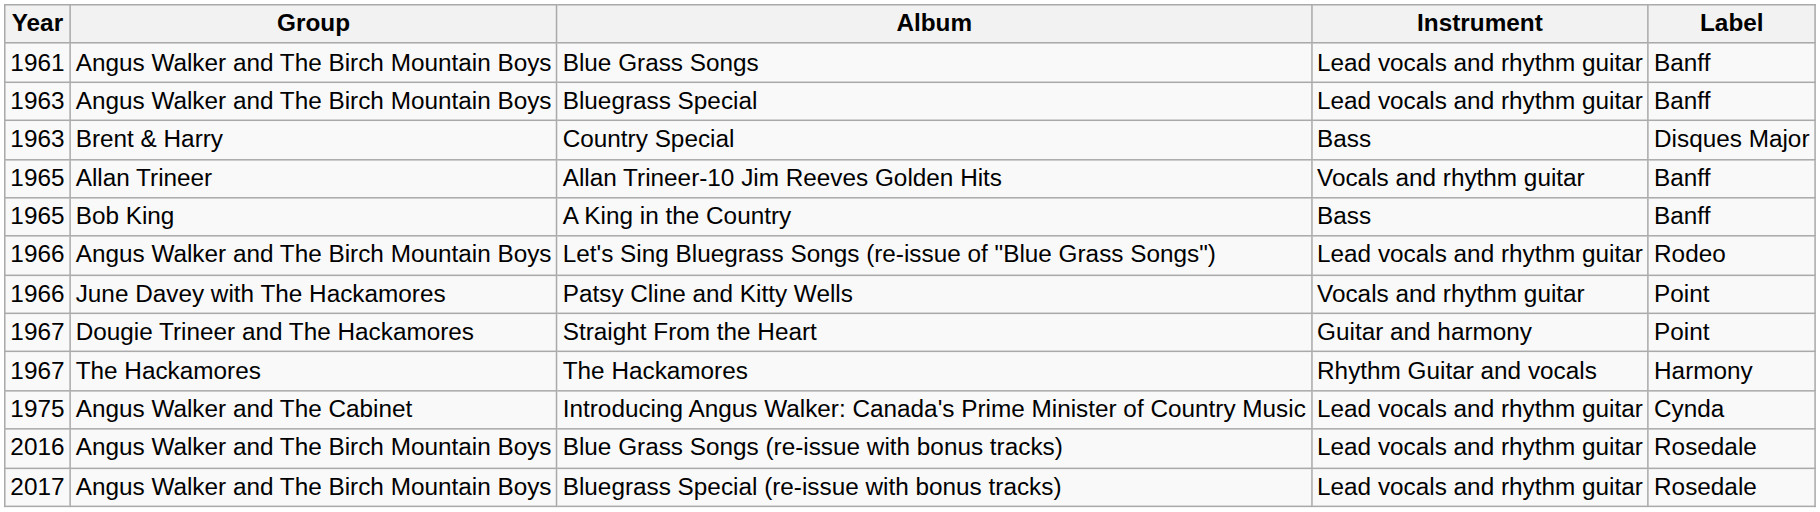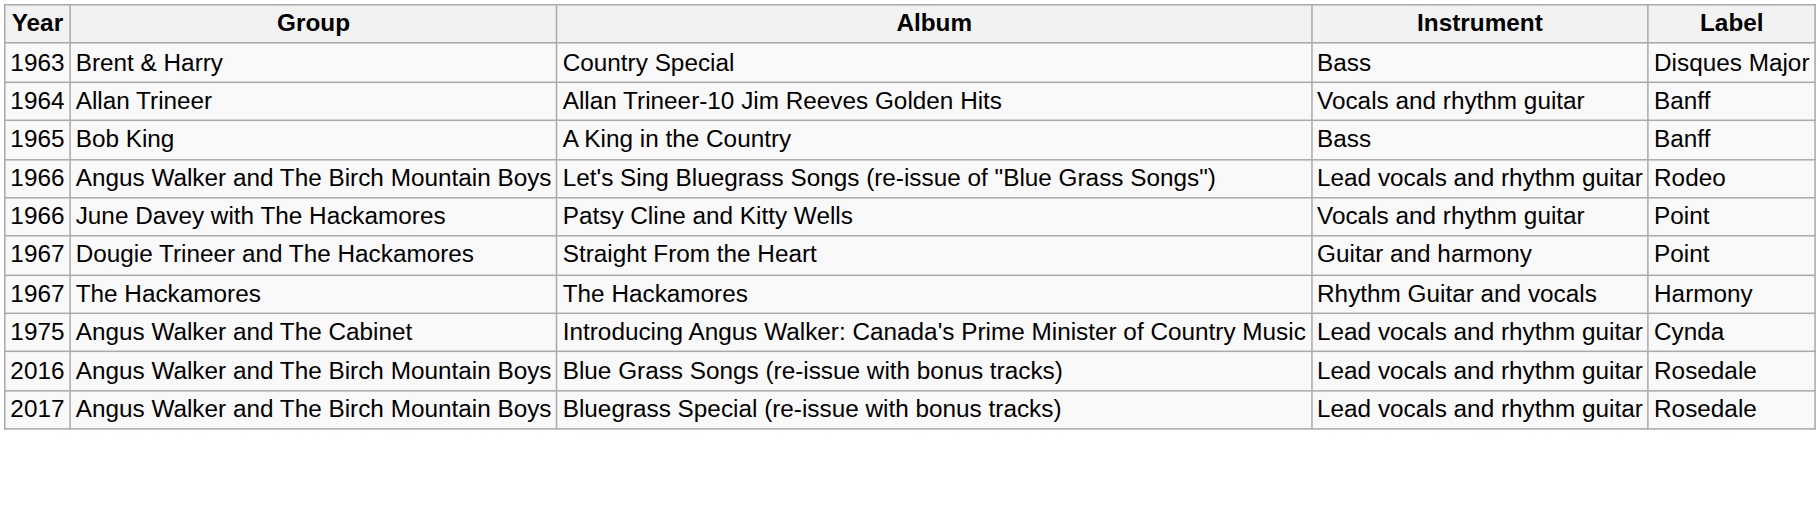- row: (661, 62)
- row: (660, 100)
(37, 178) 1965 -> (37, 100) 1964
